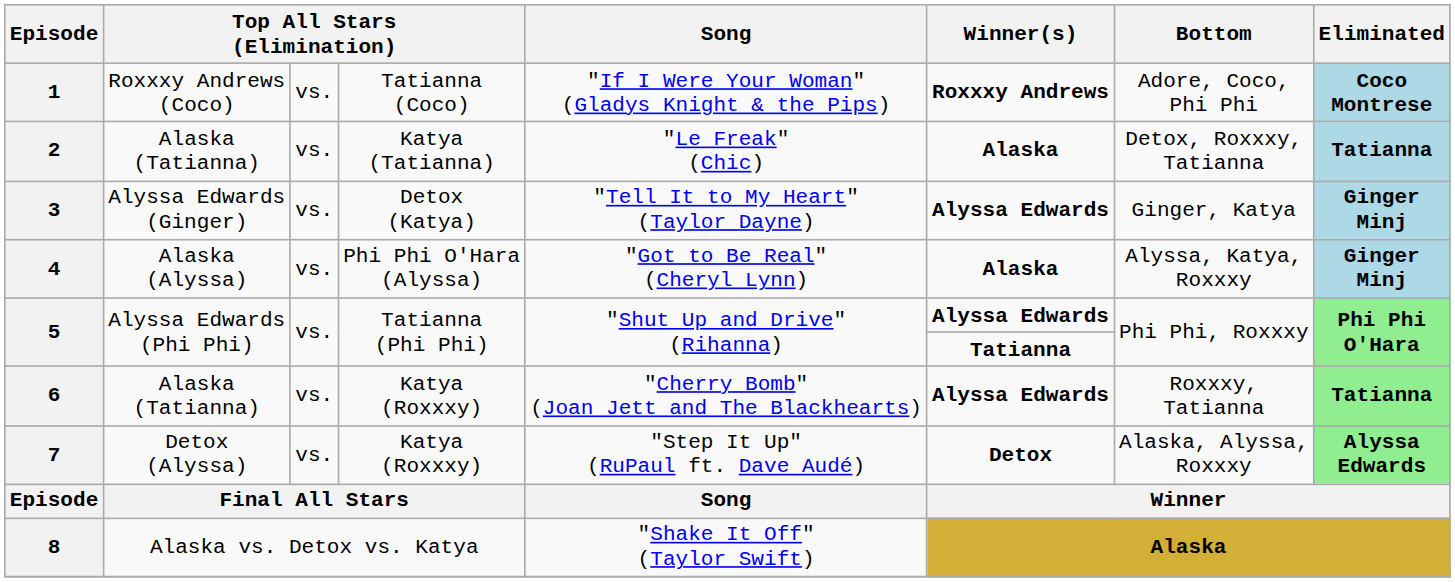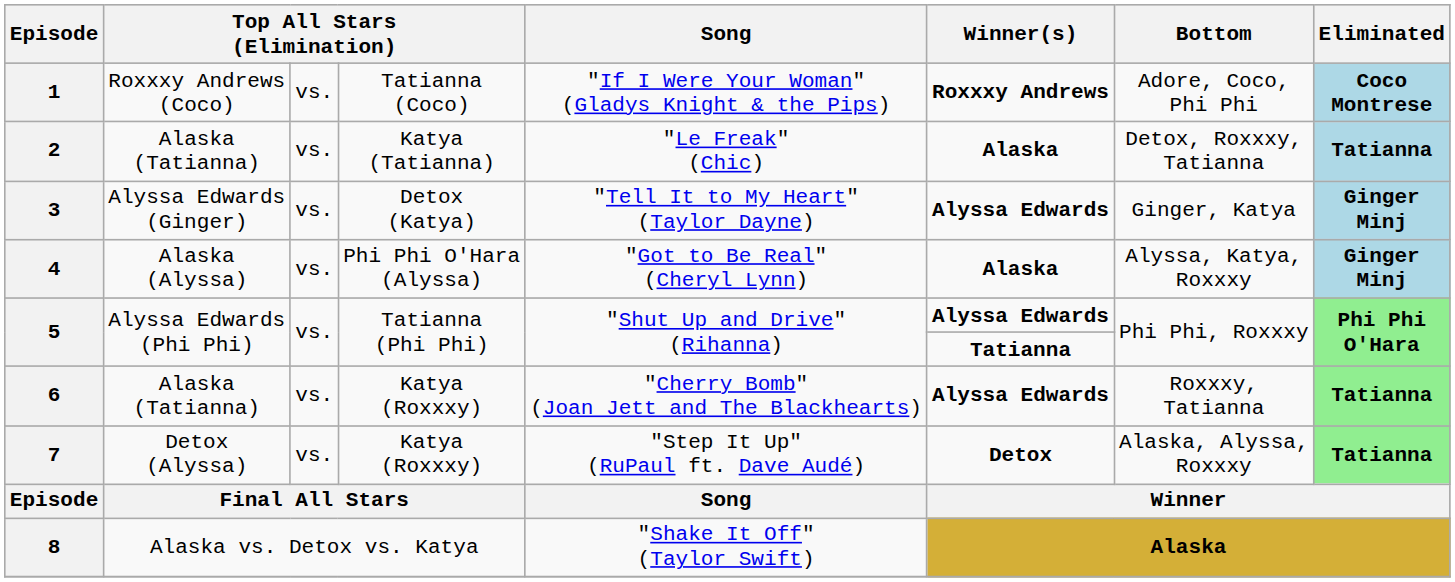(1382, 455) Alyssa Edwards -> (1382, 455) Tatianna
